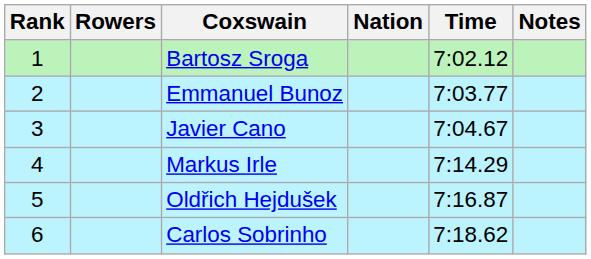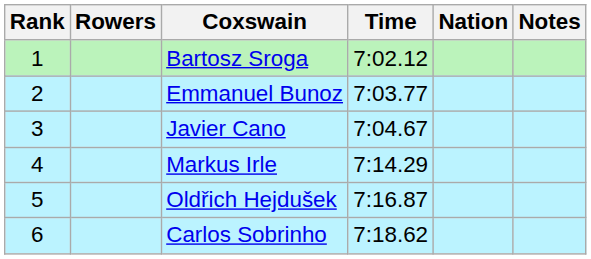columns swapped: (388, 22) <-> (471, 22)
